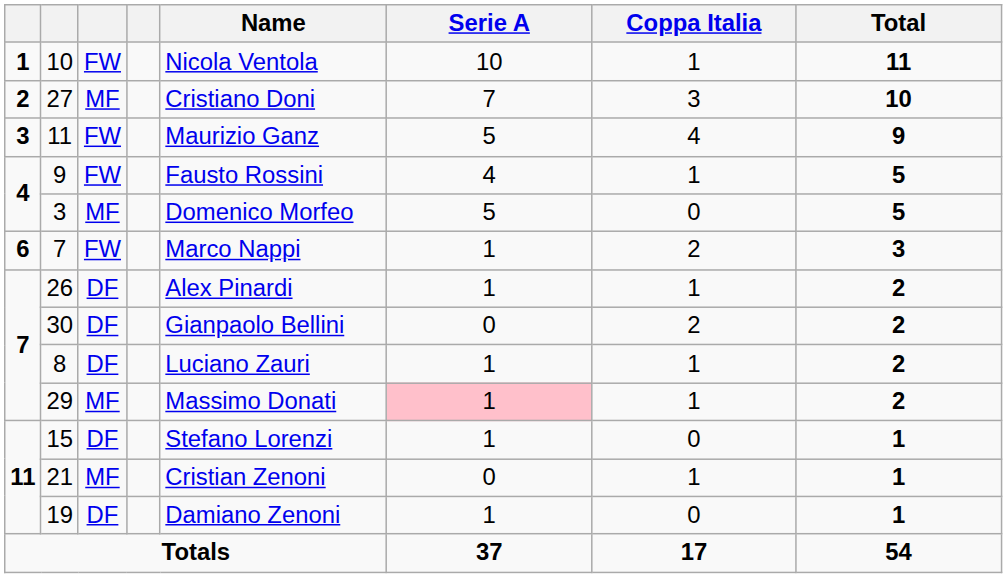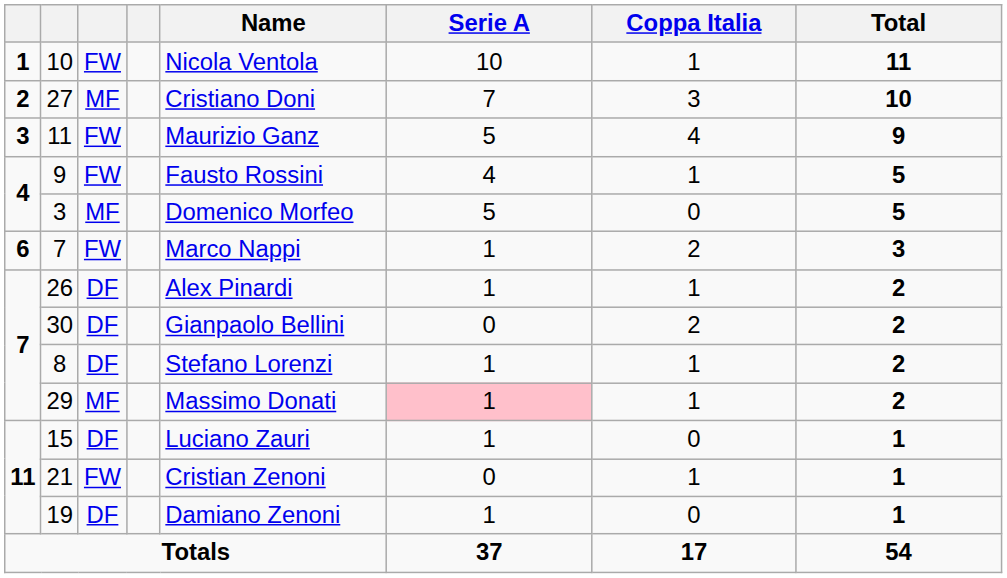(238, 363) Luciano Zauri -> (249, 363) Stefano Lorenzi
(249, 439) Stefano Lorenzi -> (238, 439) Luciano Zauri
(102, 477) MF -> (102, 477) FW
